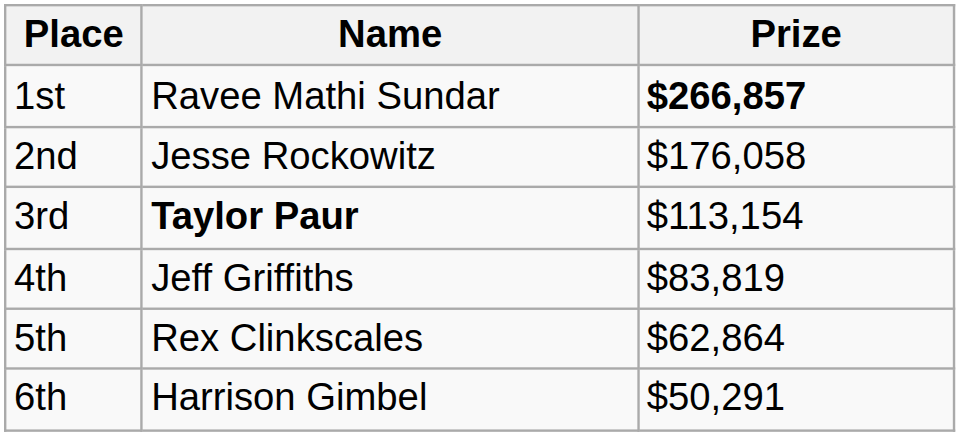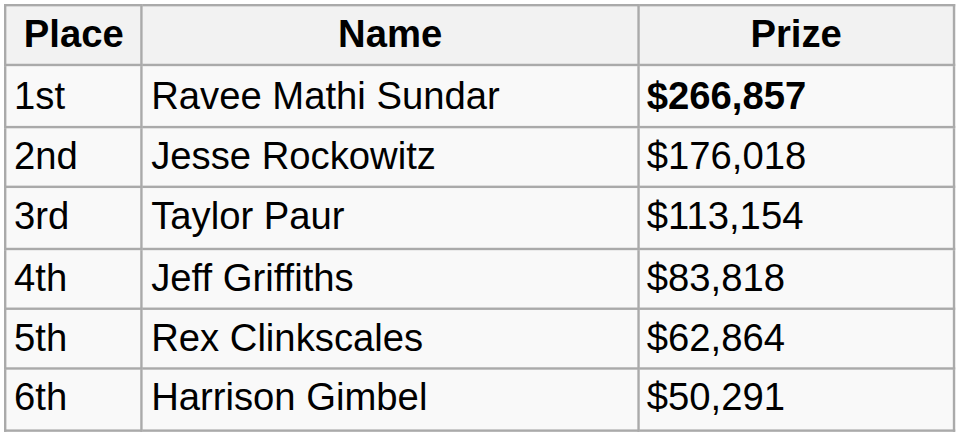(727, 156) $176,058 -> (727, 156) $176,018
(255, 216) bold -> (248, 216) normal
(716, 277) $83,819 -> (716, 277) $83,818
